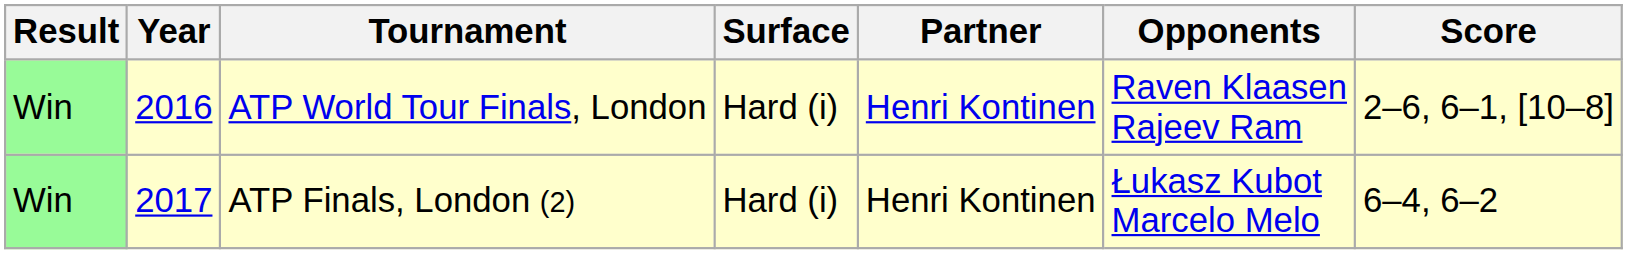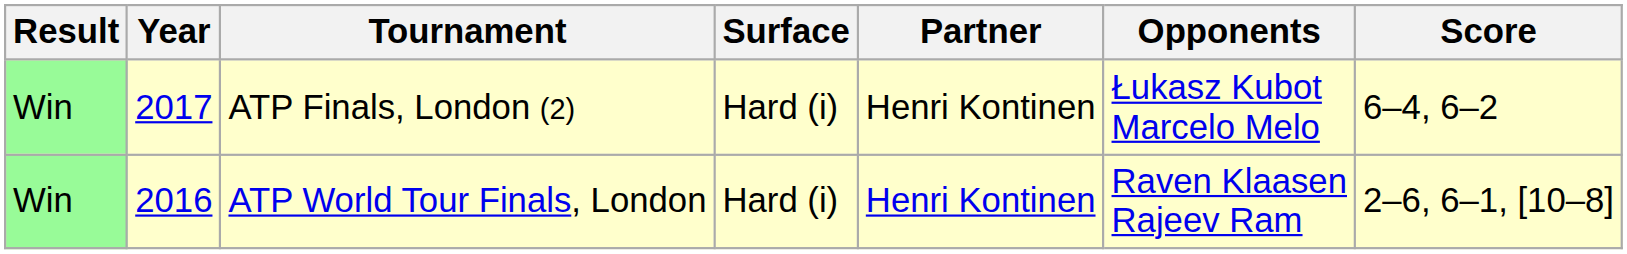rows swapped: (467, 106) <-> (402, 200)
